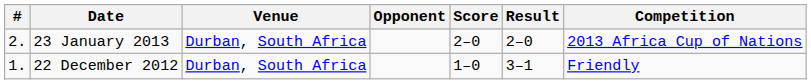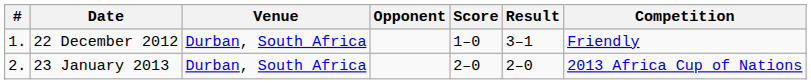rows swapped: (106, 66) <-> (101, 41)
